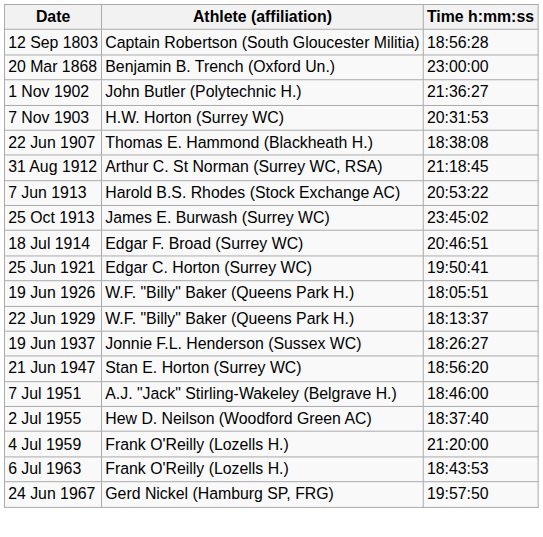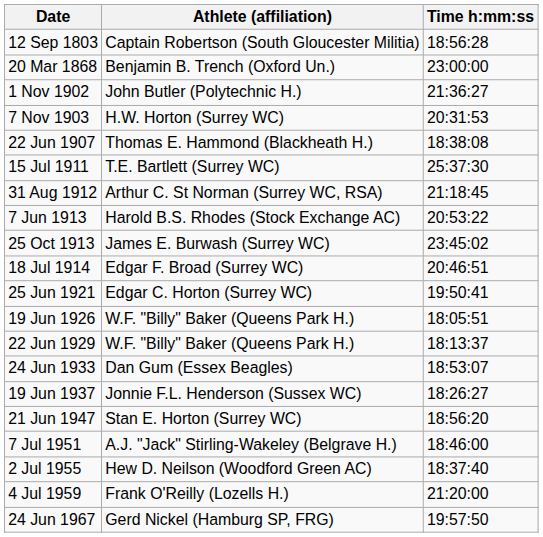+ row: (49, 167)
+ row: (52, 368)
- row: (45, 469)
